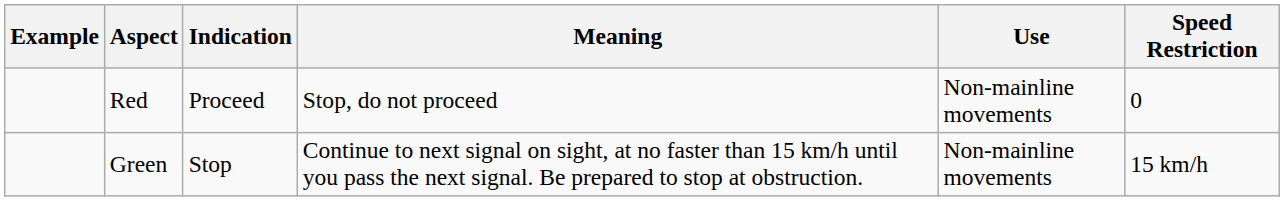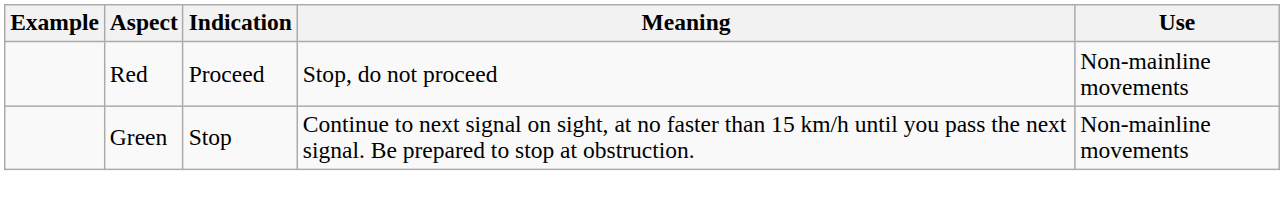- column: (1202, 36)
